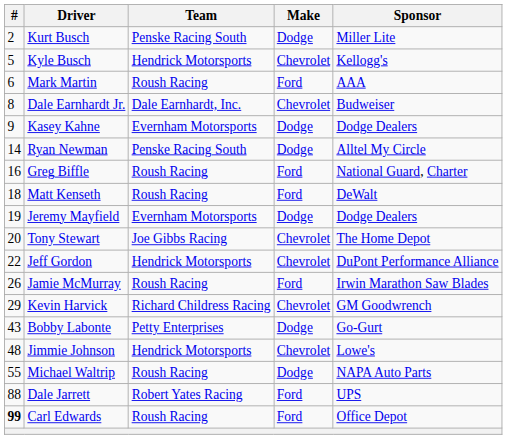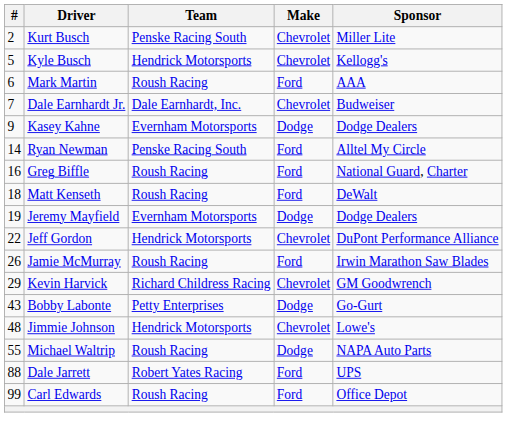(295, 38) Dodge -> (303, 38) Chevrolet
(11, 105) 8 -> (11, 105) 7
(295, 149) Dodge -> (290, 149) Ford
- row: (64, 238)
(14, 417) bold -> (14, 395) normal
